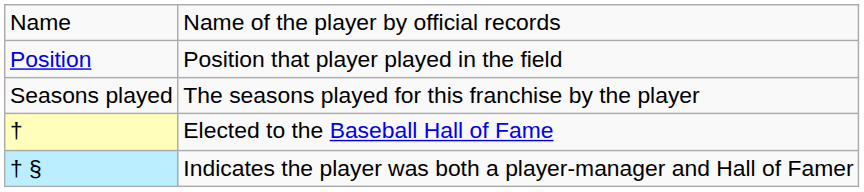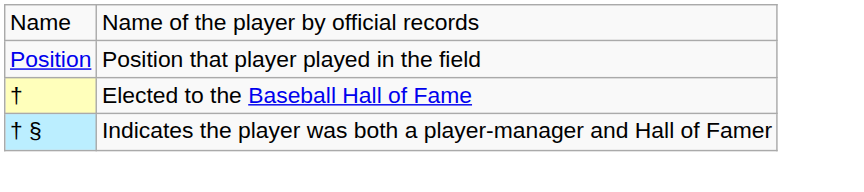- row: (91, 95)
